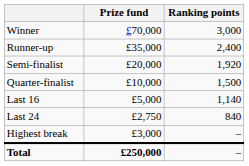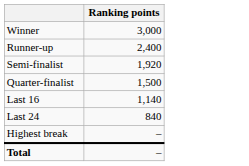- column: (124, 13)
